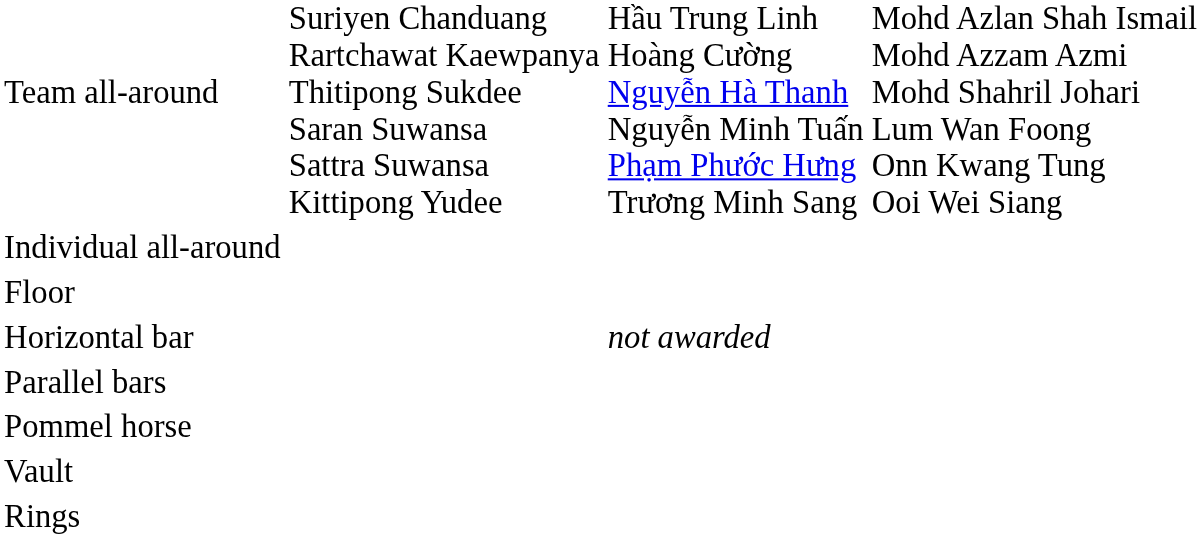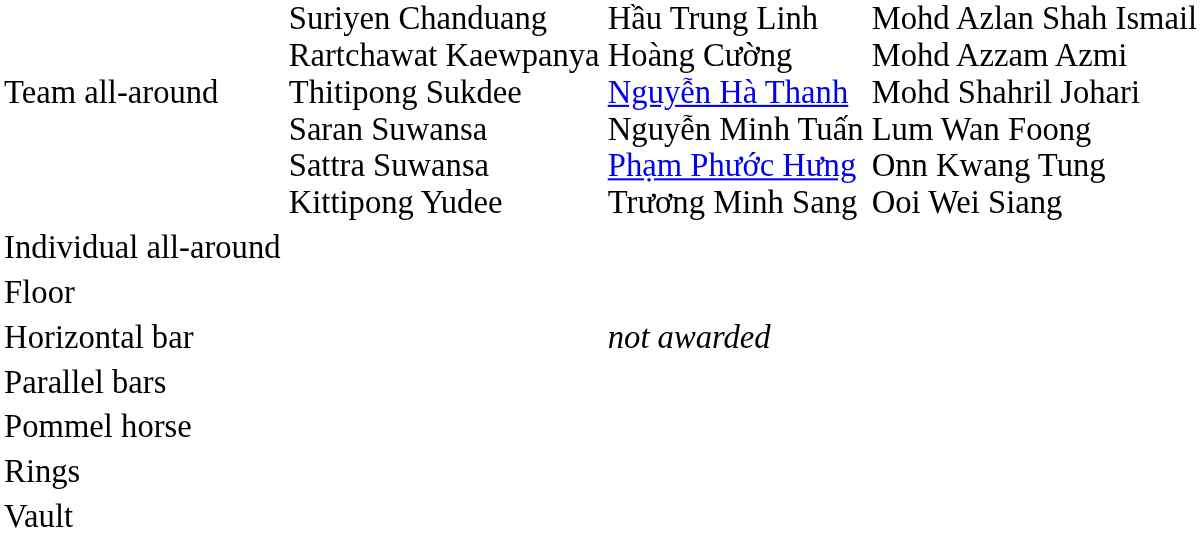rows swapped: (42, 516) <-> (39, 471)
